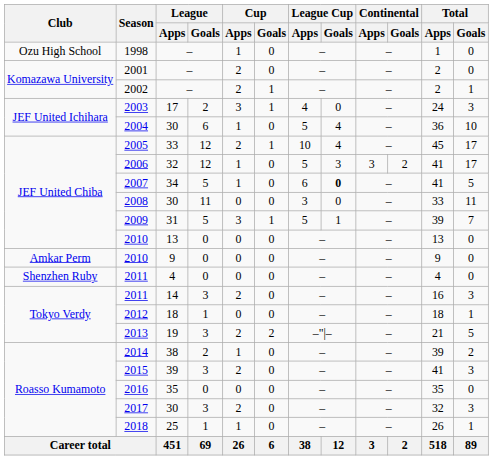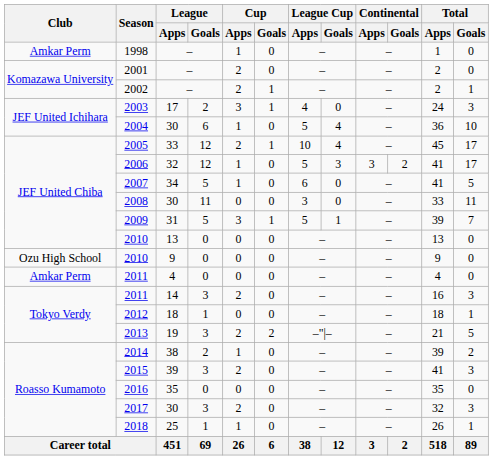(60, 51) Ozu High School -> (60, 51) Amkar Perm
(338, 182) bold -> (338, 182) normal
(60, 257) Amkar Perm -> (60, 257) Ozu High School
(60, 276) Shenzhen Ruby -> (60, 276) Amkar Perm
